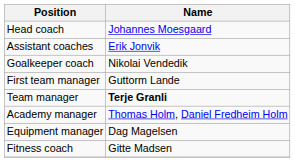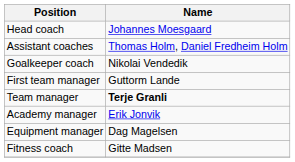(134, 47) Erik Jonvik -> (198, 47) Thomas Holm, Daniel Fredheim Holm
(198, 115) Thomas Holm, Daniel Fredheim Holm -> (134, 115) Erik Jonvik
